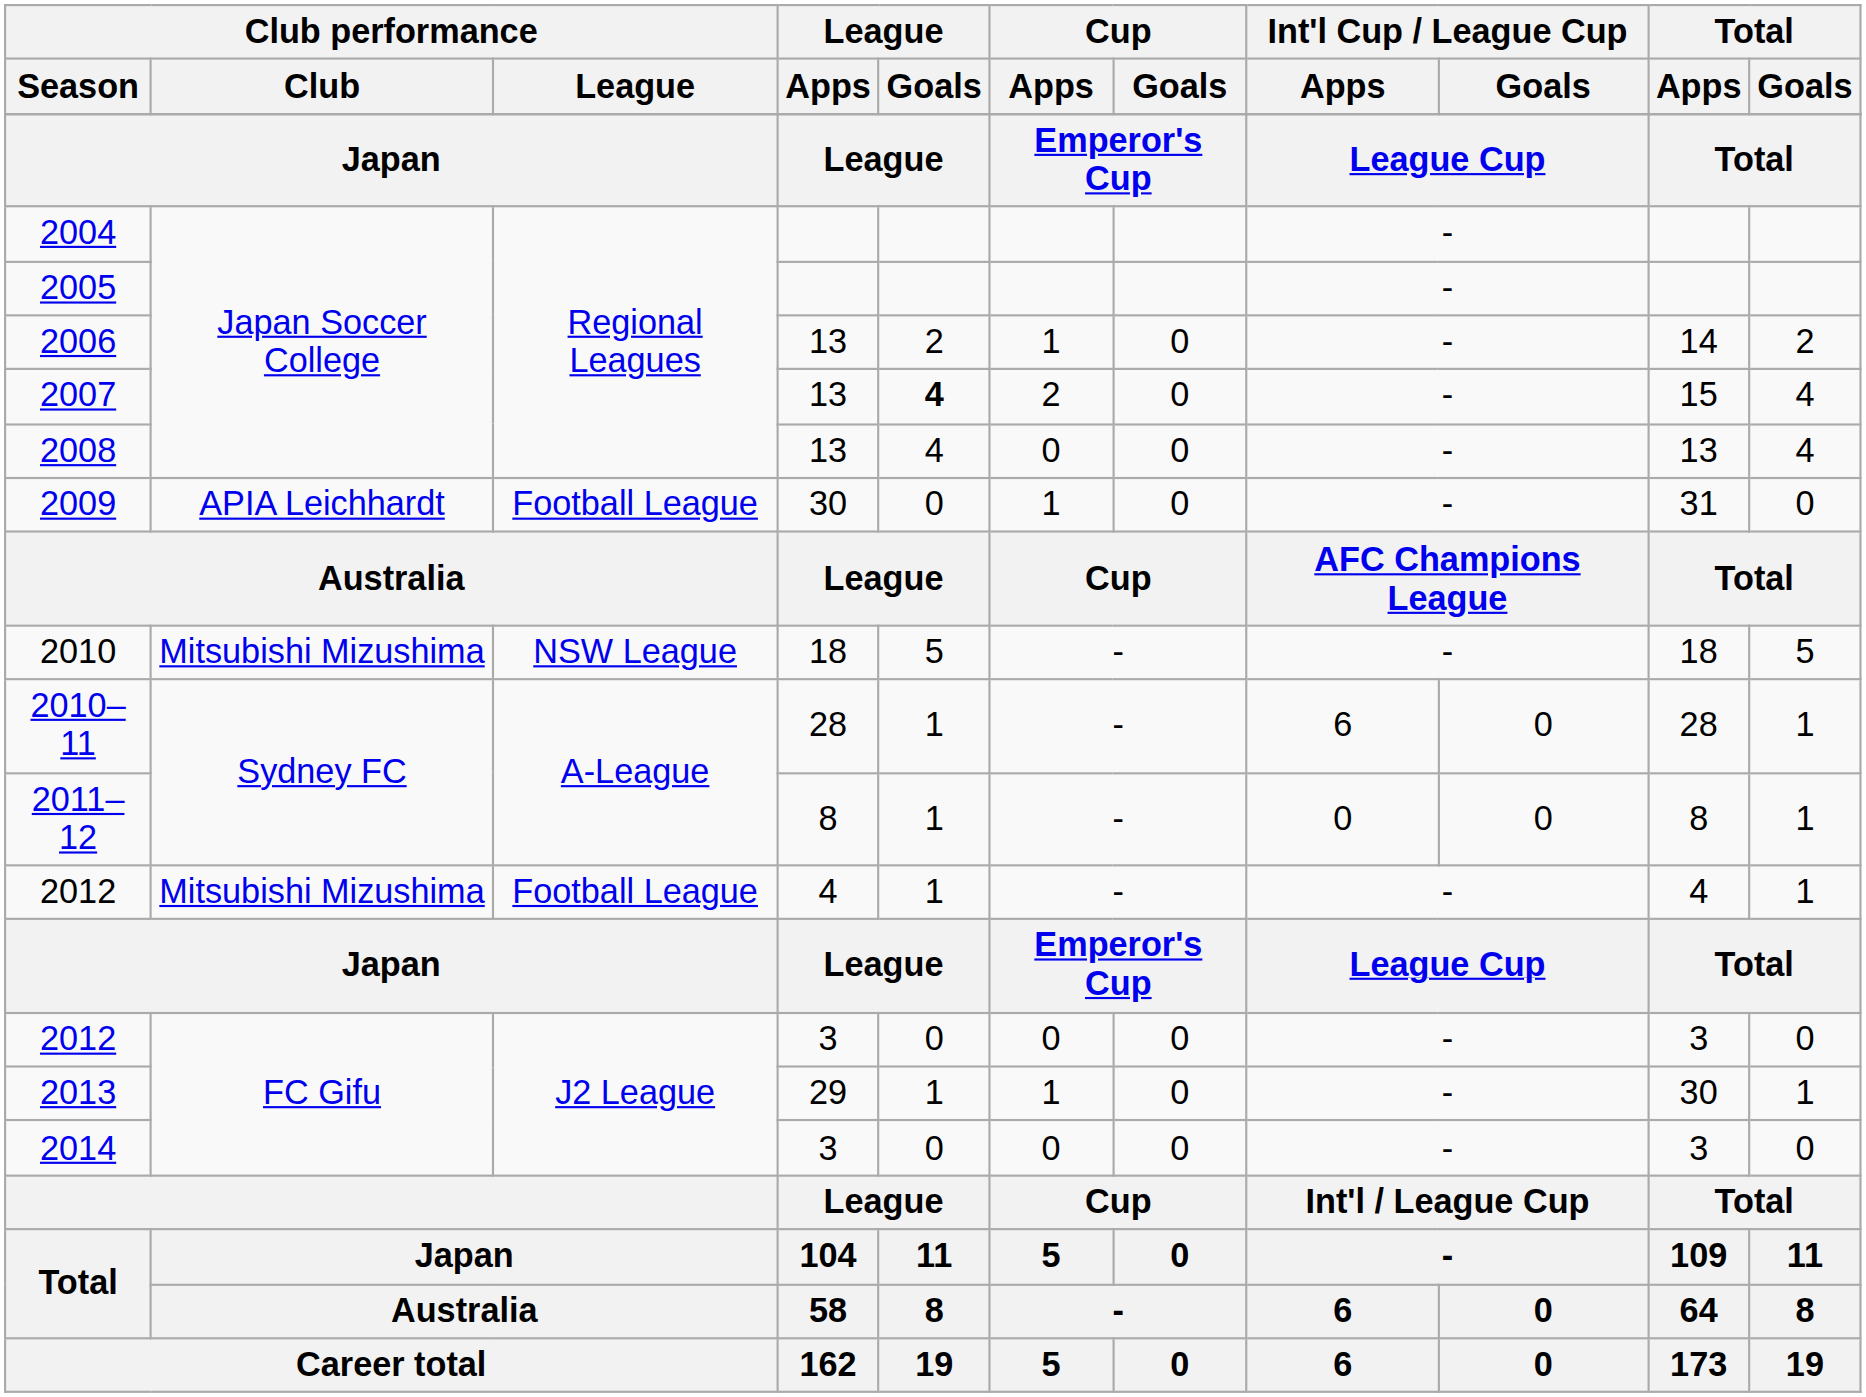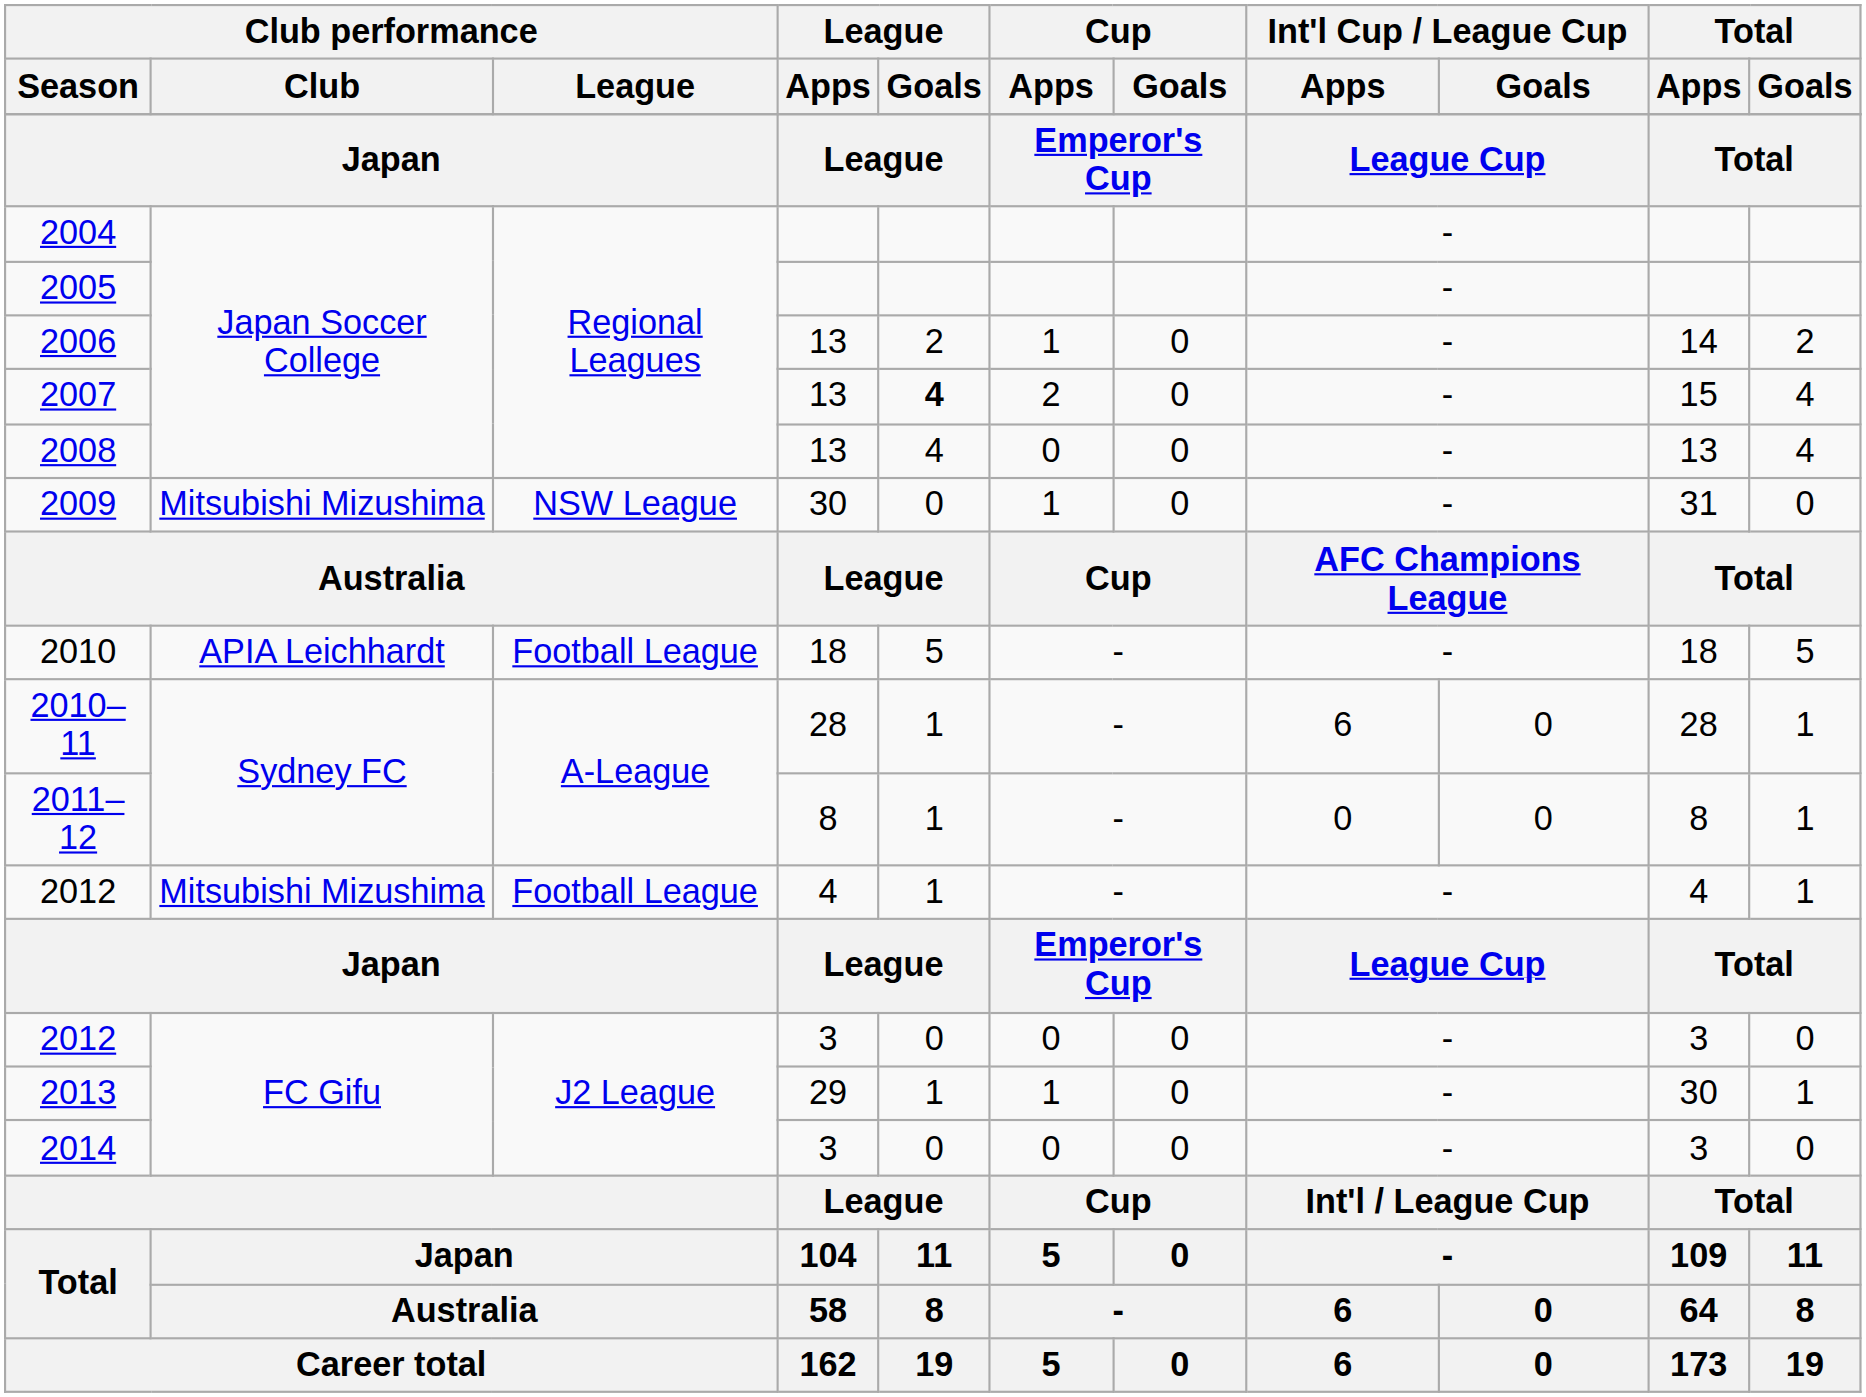(322, 504) APIA Leichhardt -> (322, 504) Mitsubishi Mizushima
(635, 504) Football League -> (635, 504) NSW League
(322, 651) Mitsubishi Mizushima -> (322, 651) APIA Leichhardt
(635, 651) NSW League -> (635, 651) Football League
